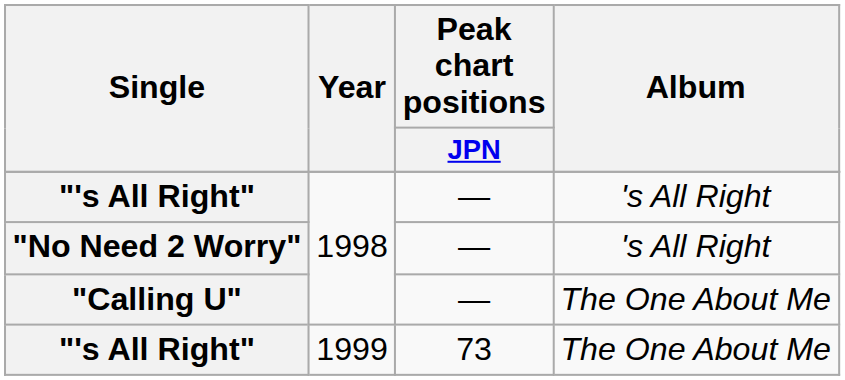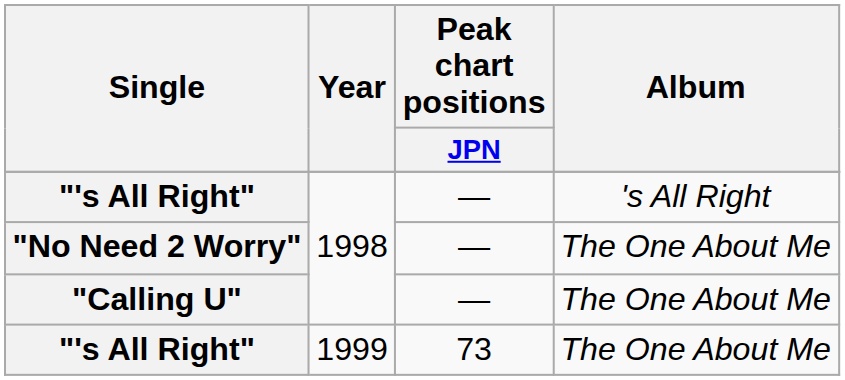(696, 247) 's All Right -> (696, 247) The One About Me
